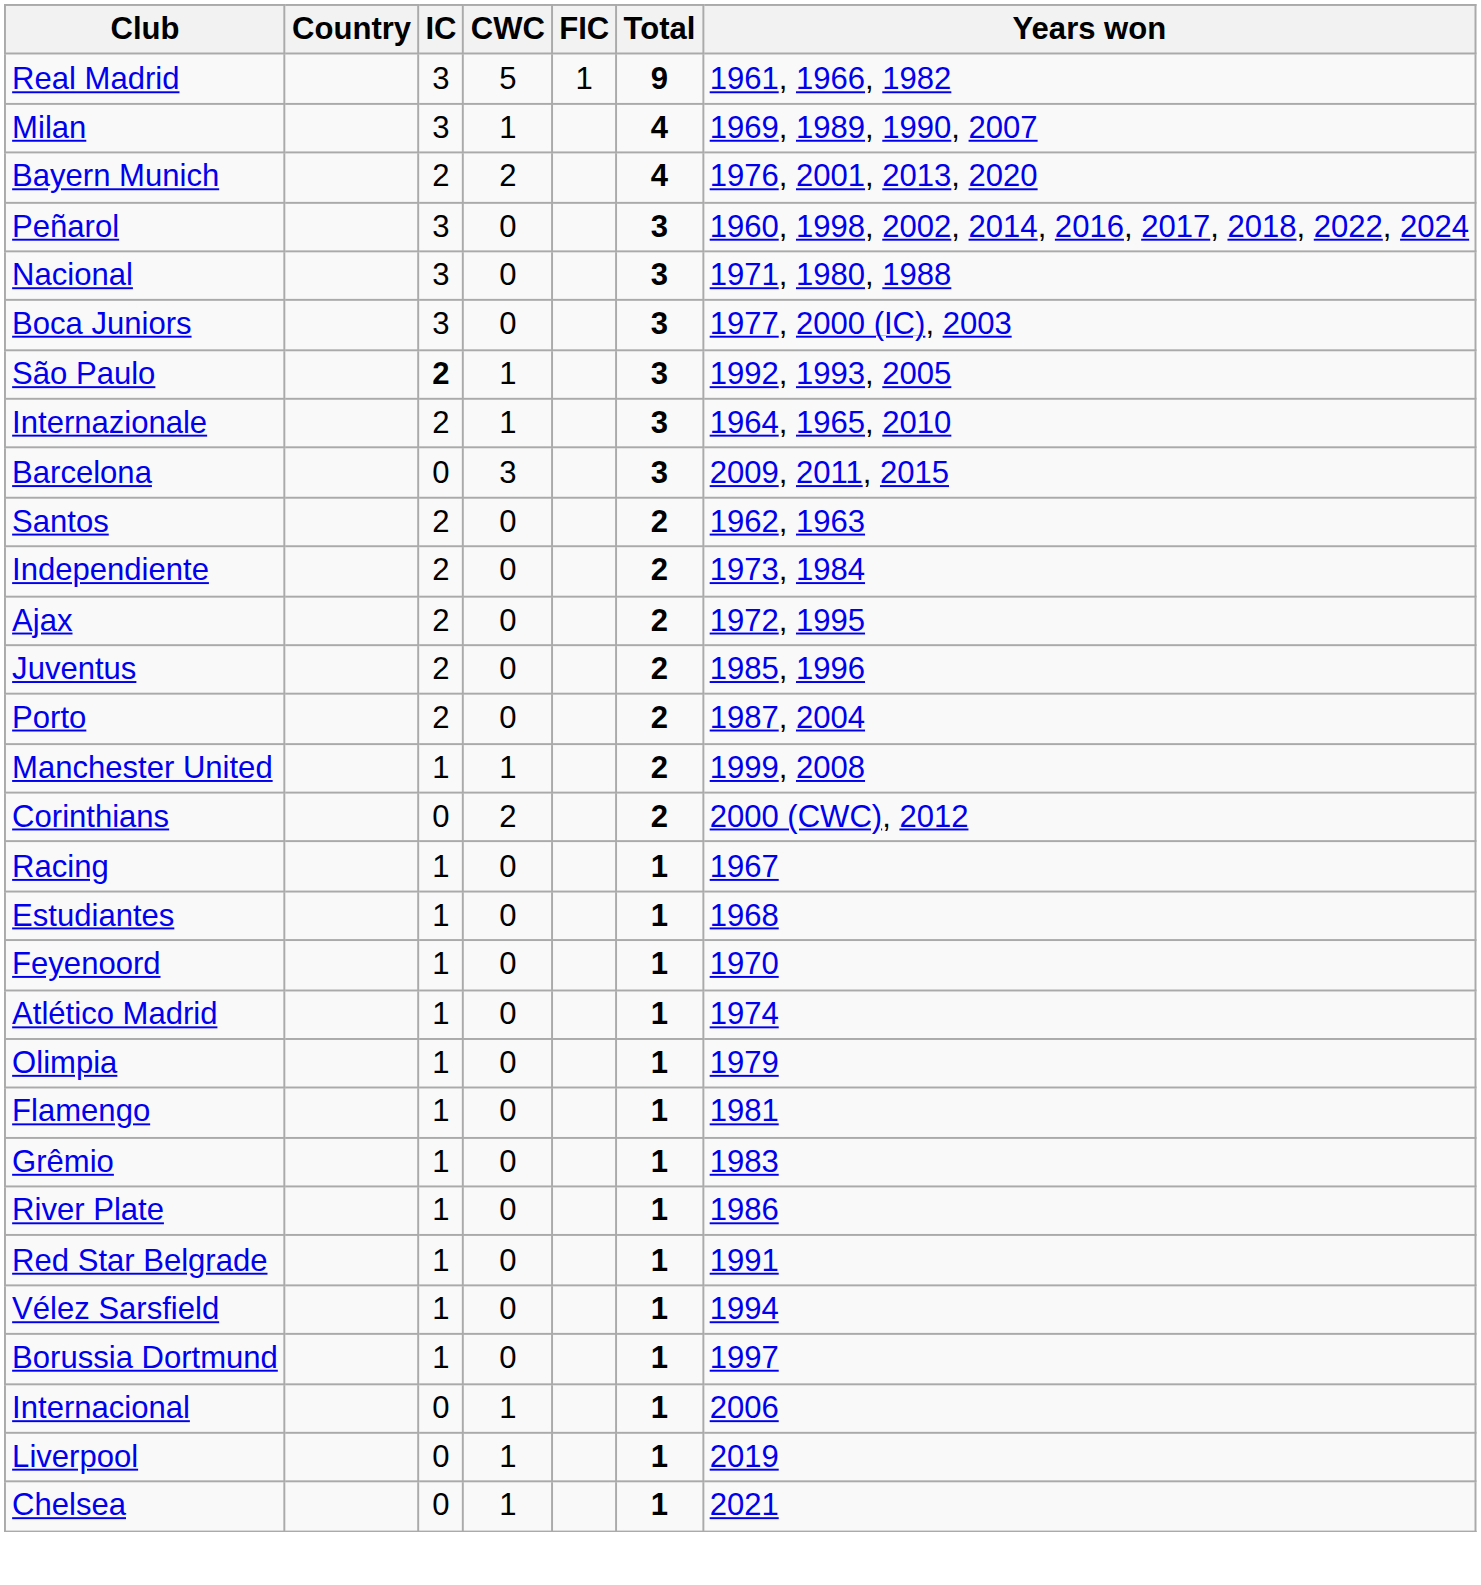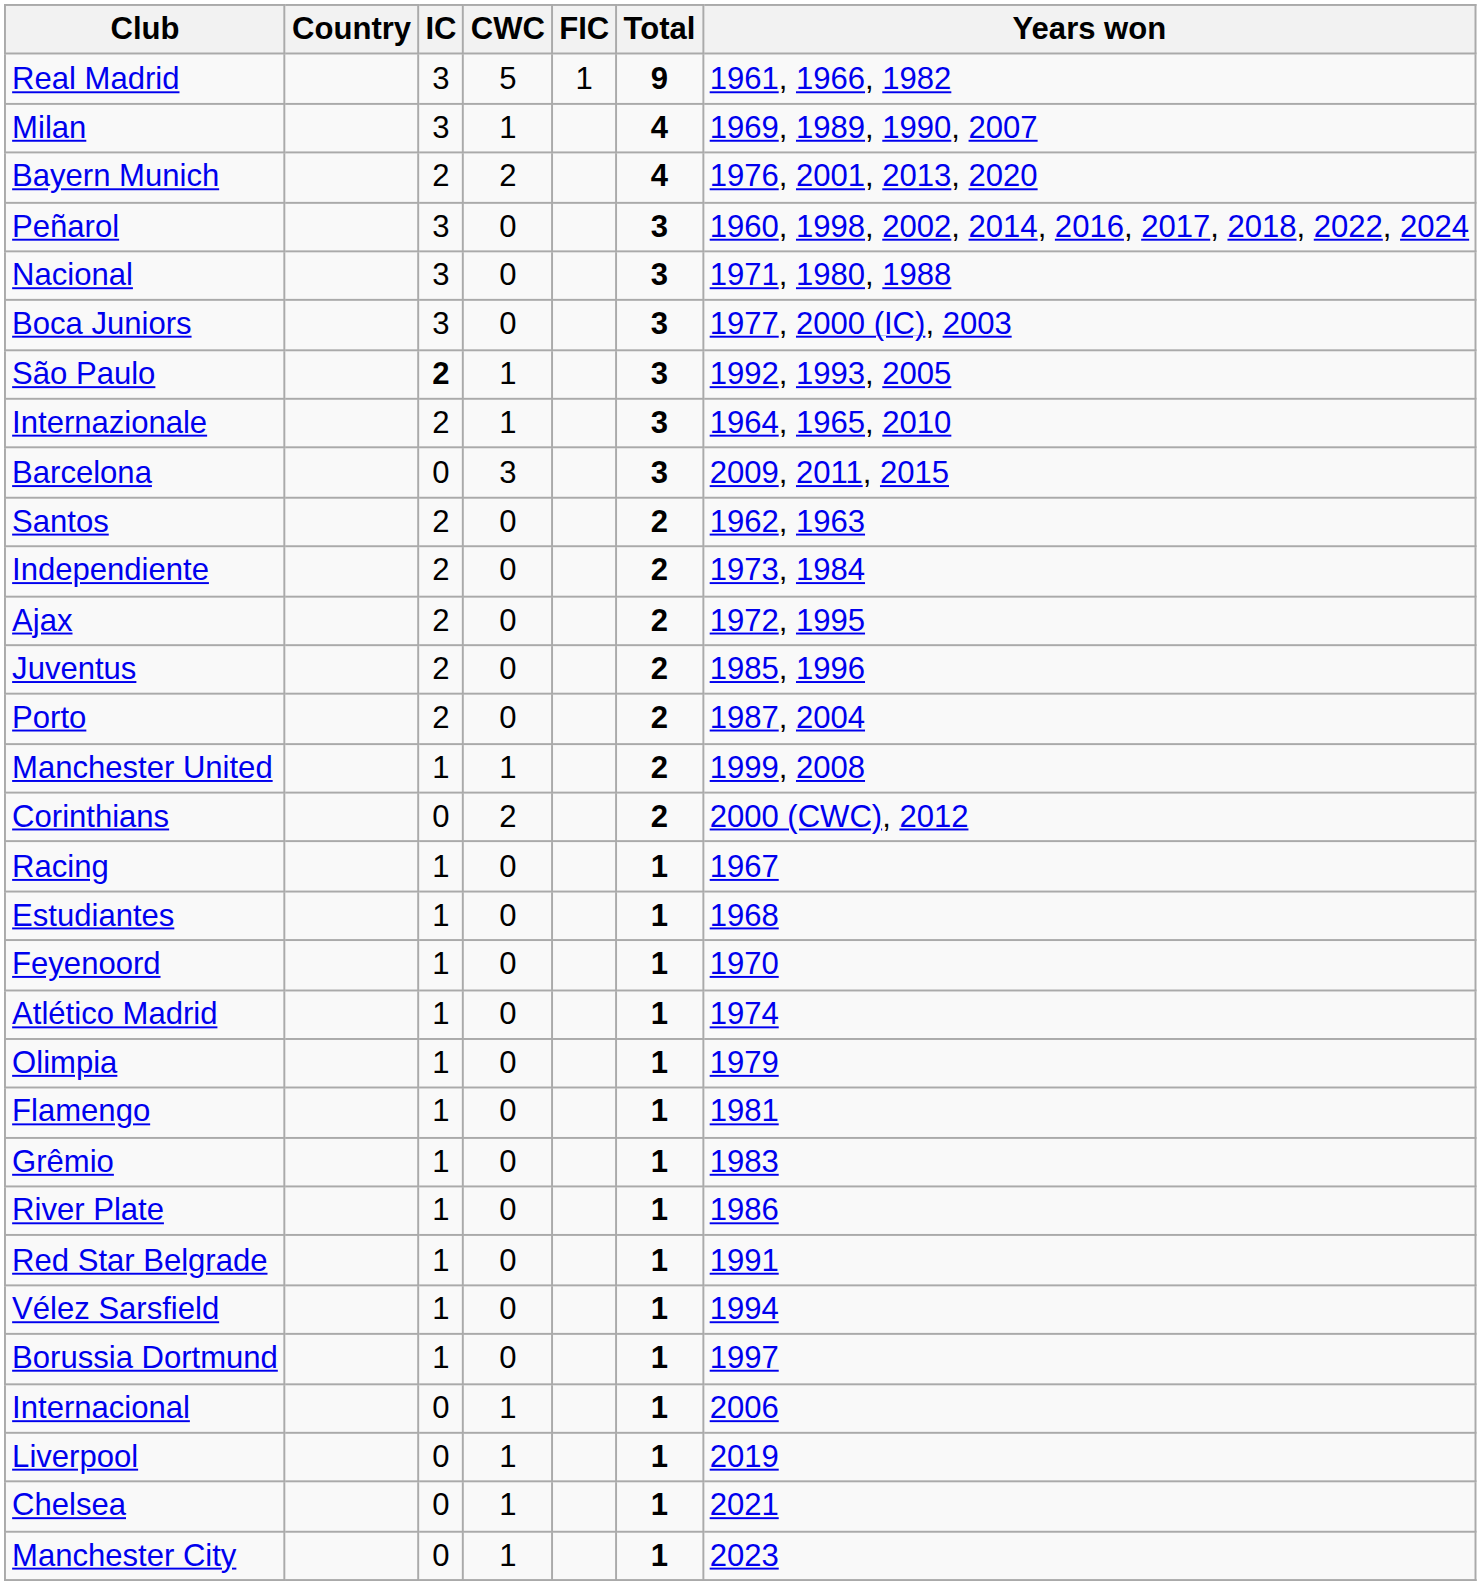+ row: (124, 1555)
